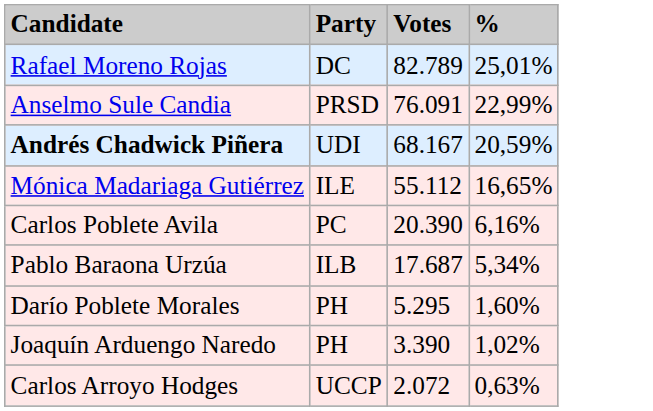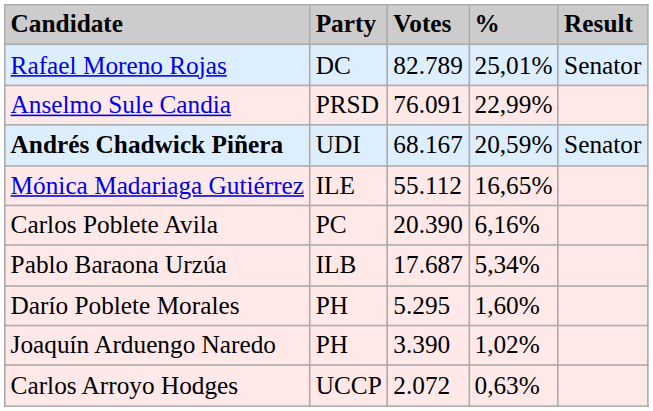+ column: (599, 24)
